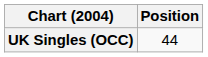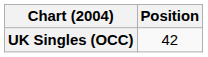(170, 39) 44 -> (170, 39) 42
